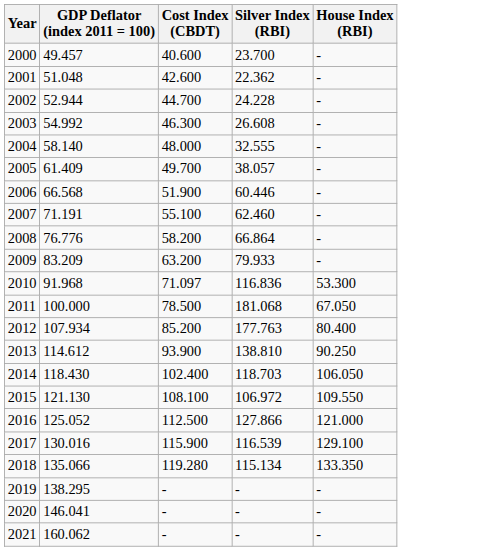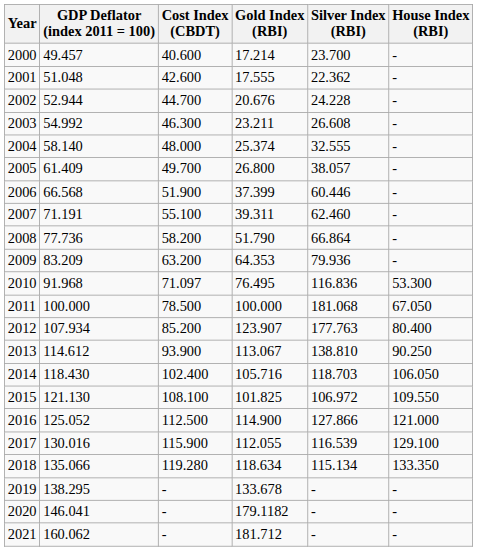+ column: (270, 24)
(63, 237) 76.776 -> (63, 237) 77.736
(255, 260) 79.933 -> (331, 260) 79.936
